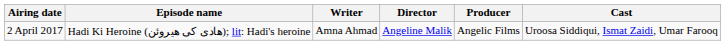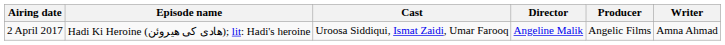columns swapped: (346, 13) <-> (621, 13)
